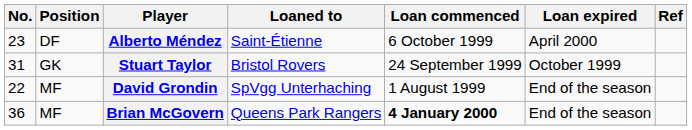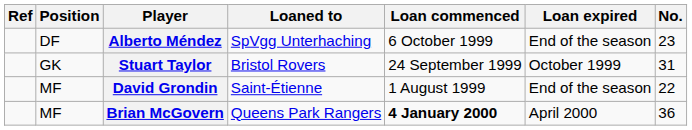columns swapped: (20, 16) <-> (671, 16)
(276, 40) Saint-Étienne -> (301, 40) SpVgg Unterhaching
(563, 40) April 2000 -> (590, 40) End of the season
(301, 88) SpVgg Unterhaching -> (276, 88) Saint-Étienne
(590, 112) End of the season -> (563, 112) April 2000
